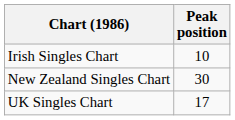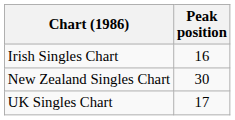(202, 56) 10 -> (202, 56) 16
